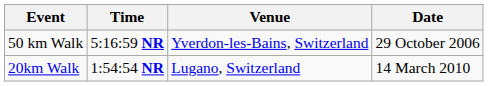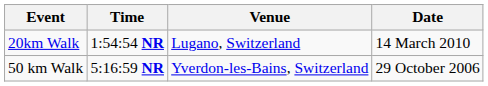rows swapped: (44, 68) <-> (46, 43)
